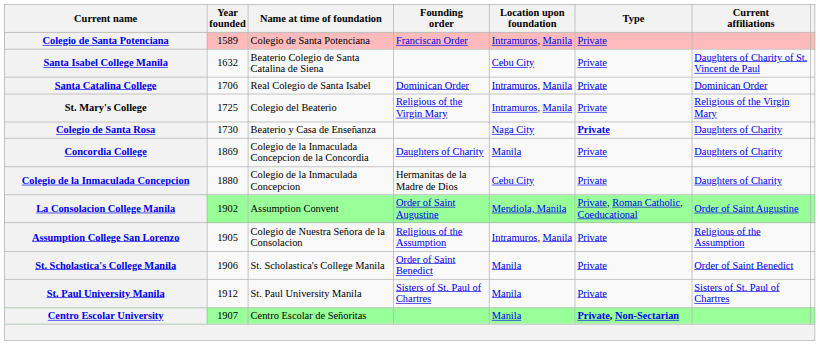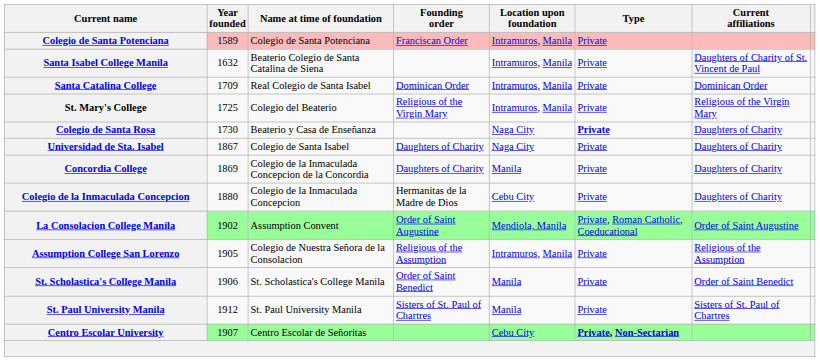(513, 63) Cebu City -> (532, 63) Intramuros, Manila
(228, 85) 1706 -> (228, 85) 1709
+ row: (106, 146)
(507, 315) Manila -> (513, 332) Cebu City
